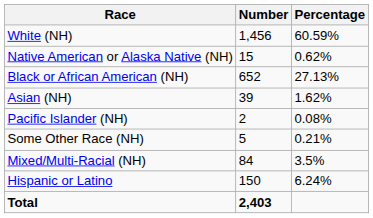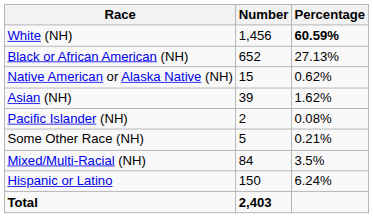(317, 35) normal -> (317, 35) bold
rows swapped: (98, 77) <-> (120, 56)
